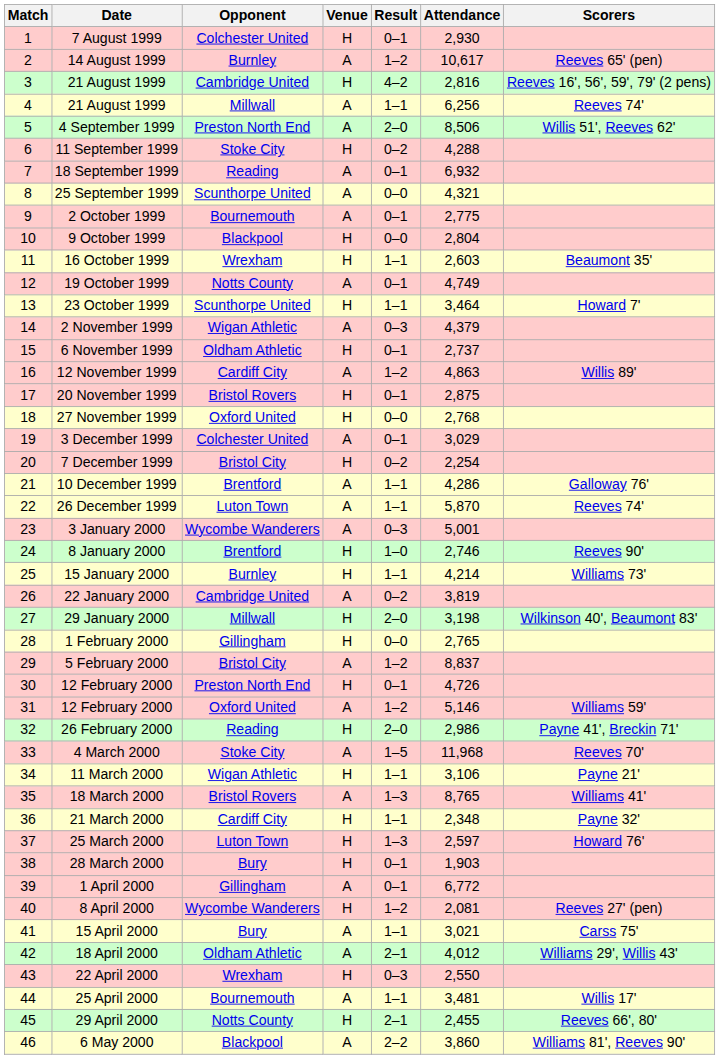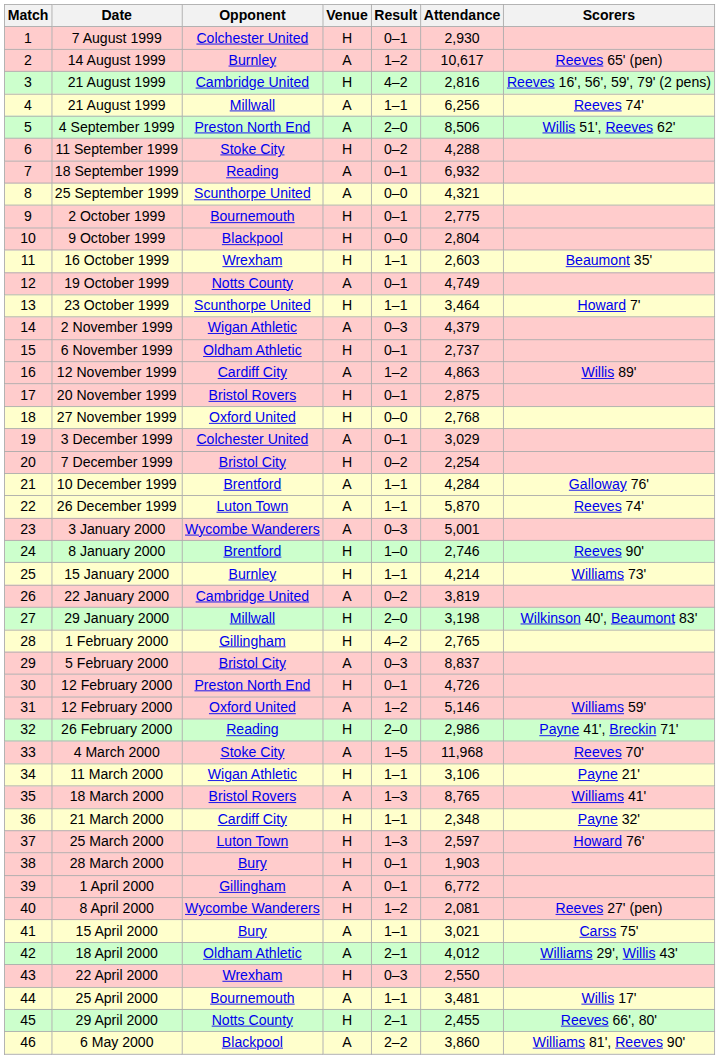(347, 216) A -> (347, 216) H
(462, 484) 4,286 -> (462, 484) 4,284
(396, 640) 0–0 -> (396, 640) 4–2
(396, 663) 1–2 -> (396, 663) 0–3
